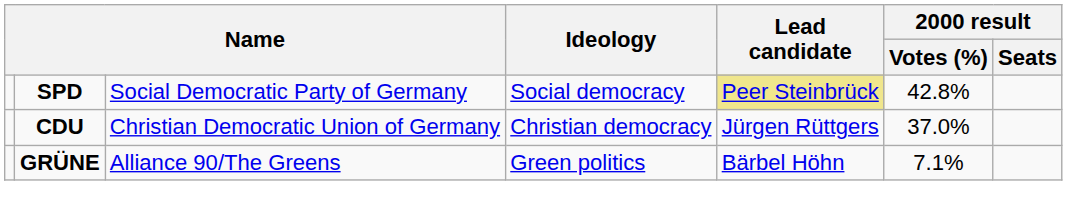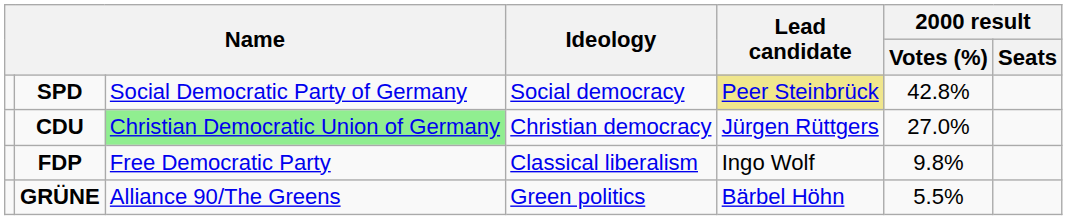(305, 127) no background -> (305, 127) lightgreen background
(938, 127) 37.0% -> (938, 127) 27.0%
+ row: (60, 162)
(938, 162) 7.1% -> (938, 197) 5.5%
